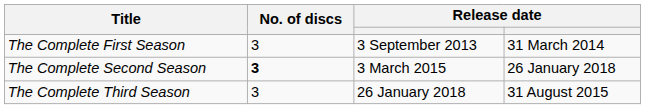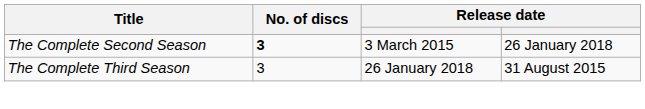- row: (96, 45)
